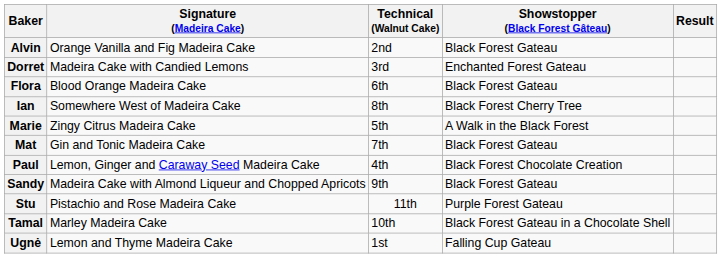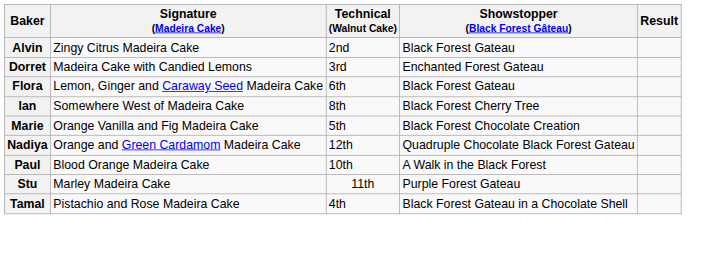(152, 47) Orange Vanilla and Fig Madeira Cake -> (126, 47) Zingy Citrus Madeira Cake
(128, 86) Blood Orange Madeira Cake -> (188, 86) Lemon, Ginger and Caraway Seed Madeira Cake
(123, 125) Zingy Citrus Madeira Cake -> (156, 125) Orange Vanilla and Fig Madeira Cake
(517, 125) A Walk in the Black Forest -> (491, 125) Black Forest Chocolate Creation
- row: (26, 145)
+ row: (27, 145)
(185, 164) Lemon, Ginger and Caraway Seed Madeira Cake -> (131, 164) Blood Orange Madeira Cake
(380, 164) 4th -> (341, 164) 10th
(534, 164) Black Forest Chocolate Creation -> (474, 164) A Walk in the Black Forest
- row: (26, 184)
(143, 203) Pistachio and Rose Madeira Cake -> (112, 184) Marley Madeira Cake
(108, 223) Marley Madeira Cake -> (146, 203) Pistachio and Rose Madeira Cake
(383, 223) 10th -> (337, 203) 4th
- row: (26, 243)
